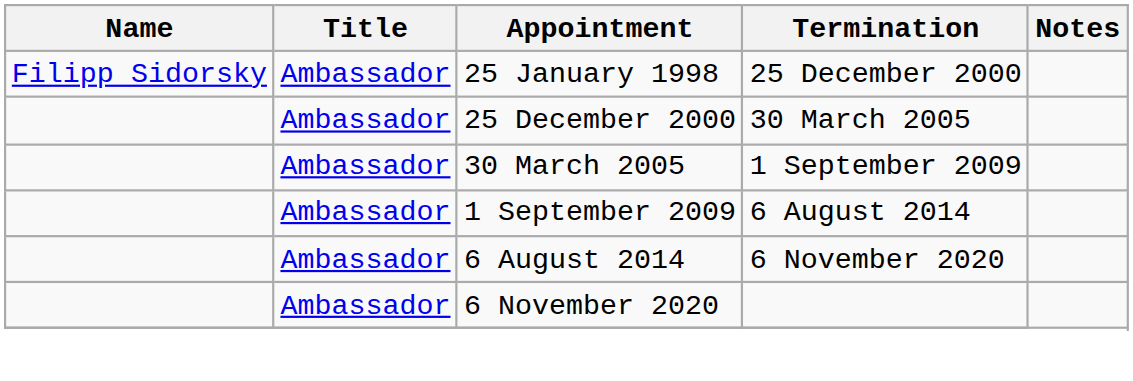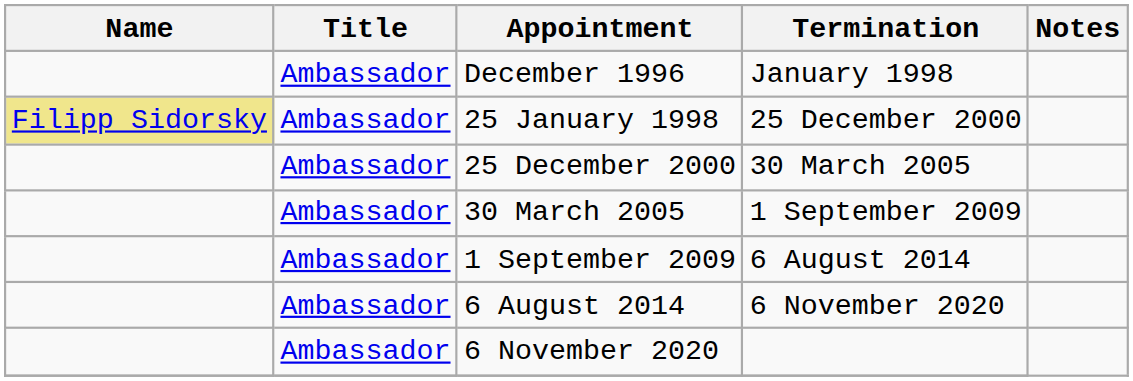+ row: (575, 74)
(139, 74) no background -> (139, 121) khaki background
